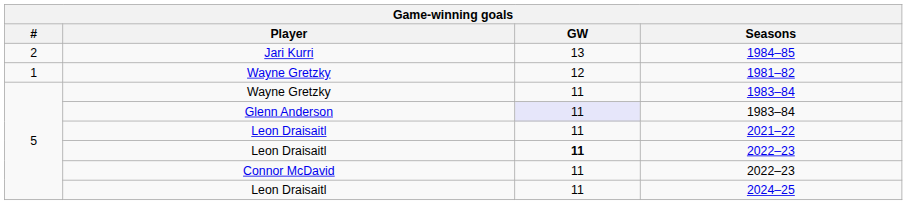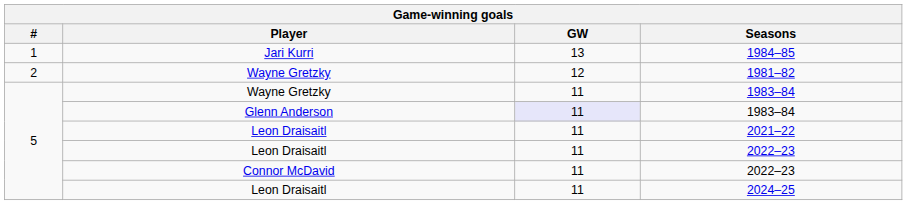(34, 53) 2 -> (34, 53) 1
(34, 73) 1 -> (34, 73) 2
(577, 151) bold -> (577, 151) normal
